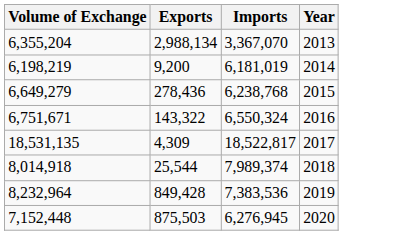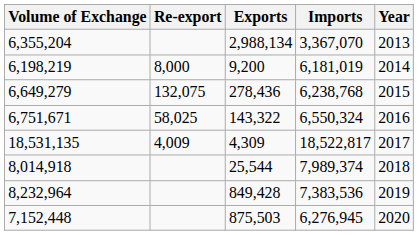+ column: (188, 17)
